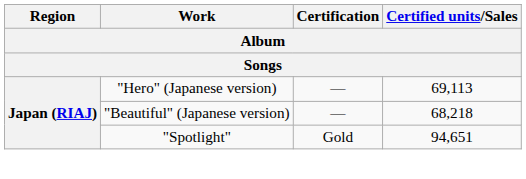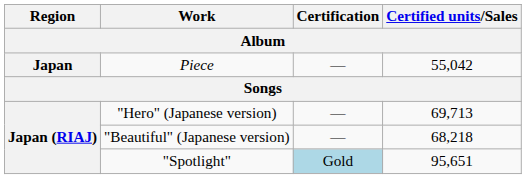+ row: (197, 64)
(452, 88) 69,113 -> (452, 112) 69,713
(338, 137) no background -> (338, 161) lightblue background
(452, 137) 94,651 -> (452, 161) 95,651
